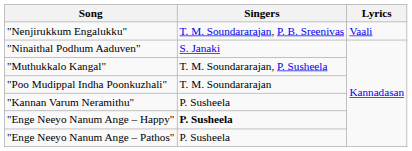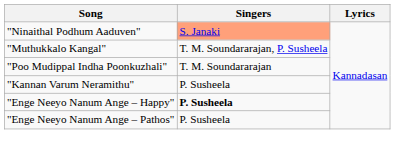- row: (67, 31)
(200, 48) no background -> (200, 31) lightsalmon background
